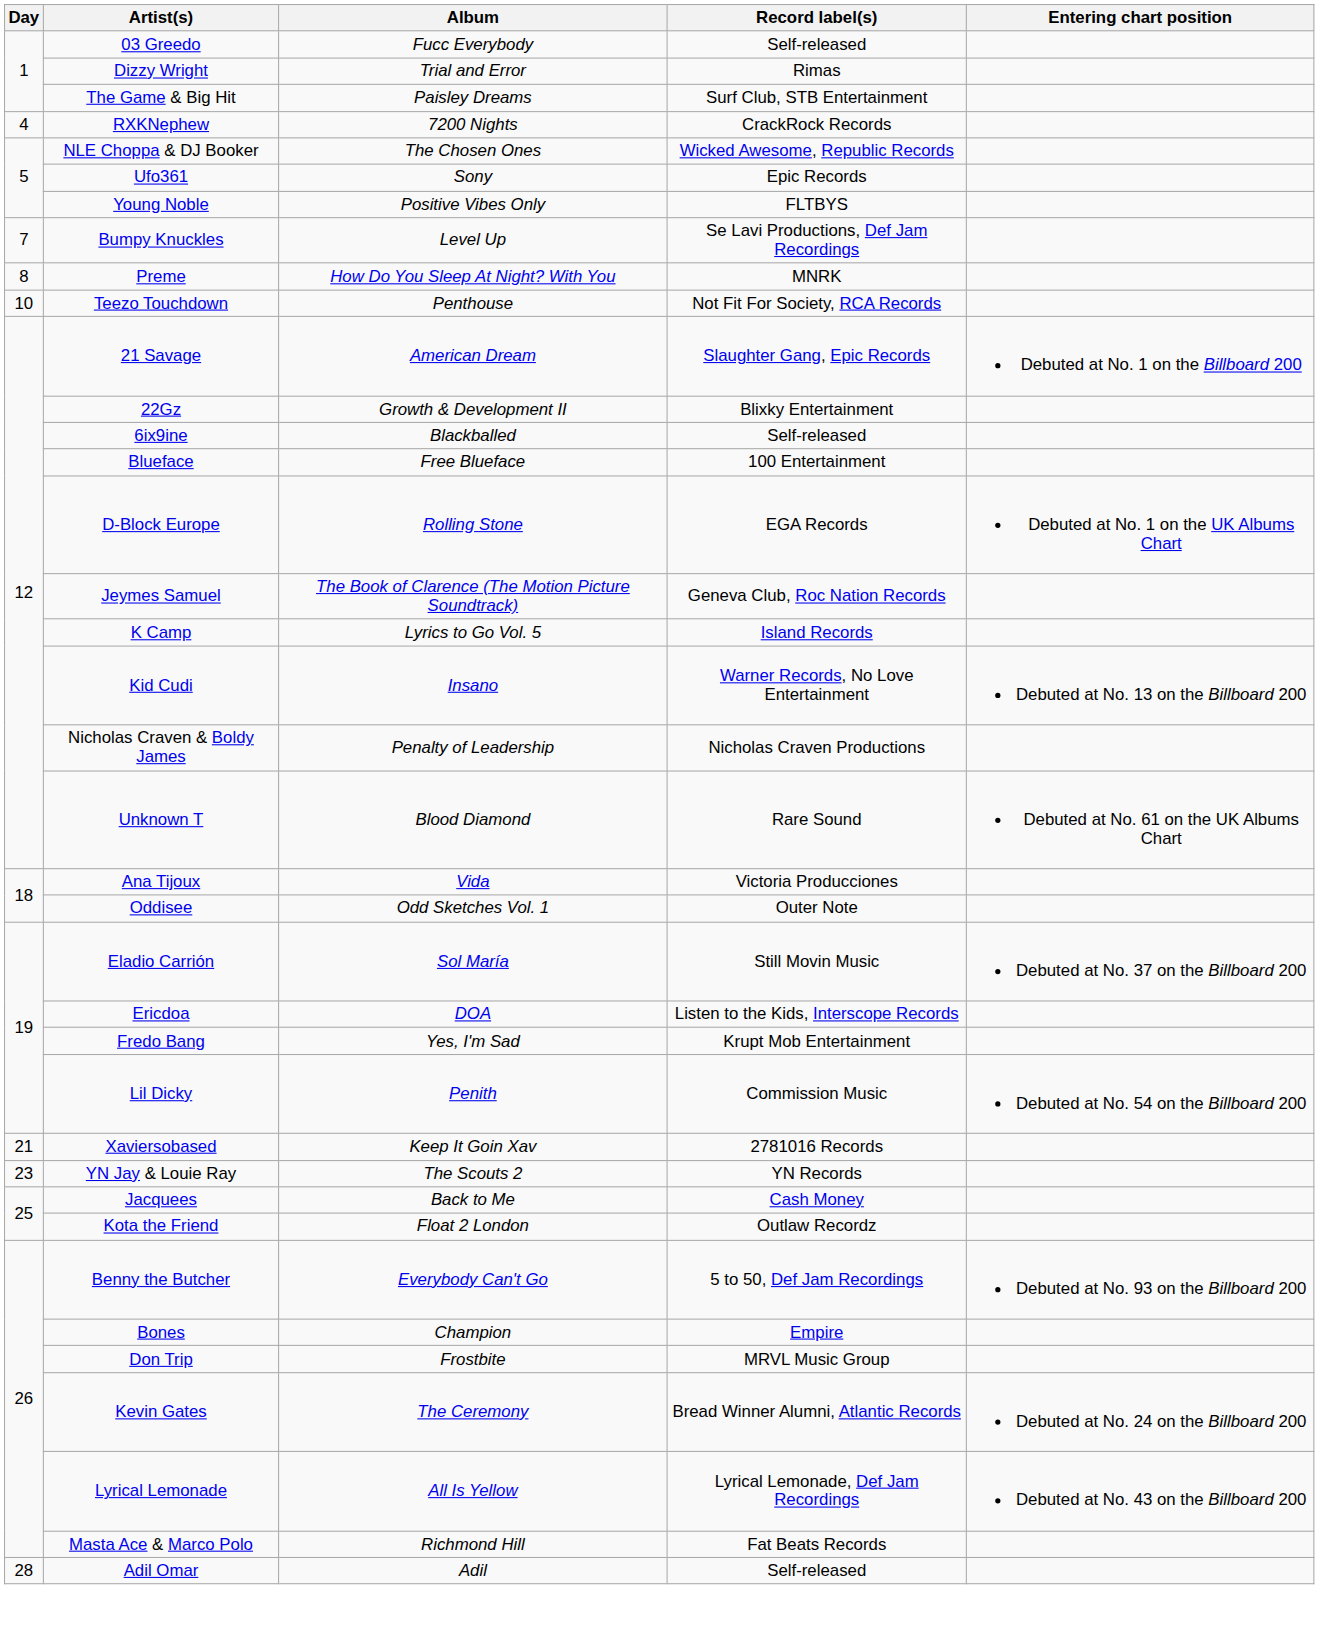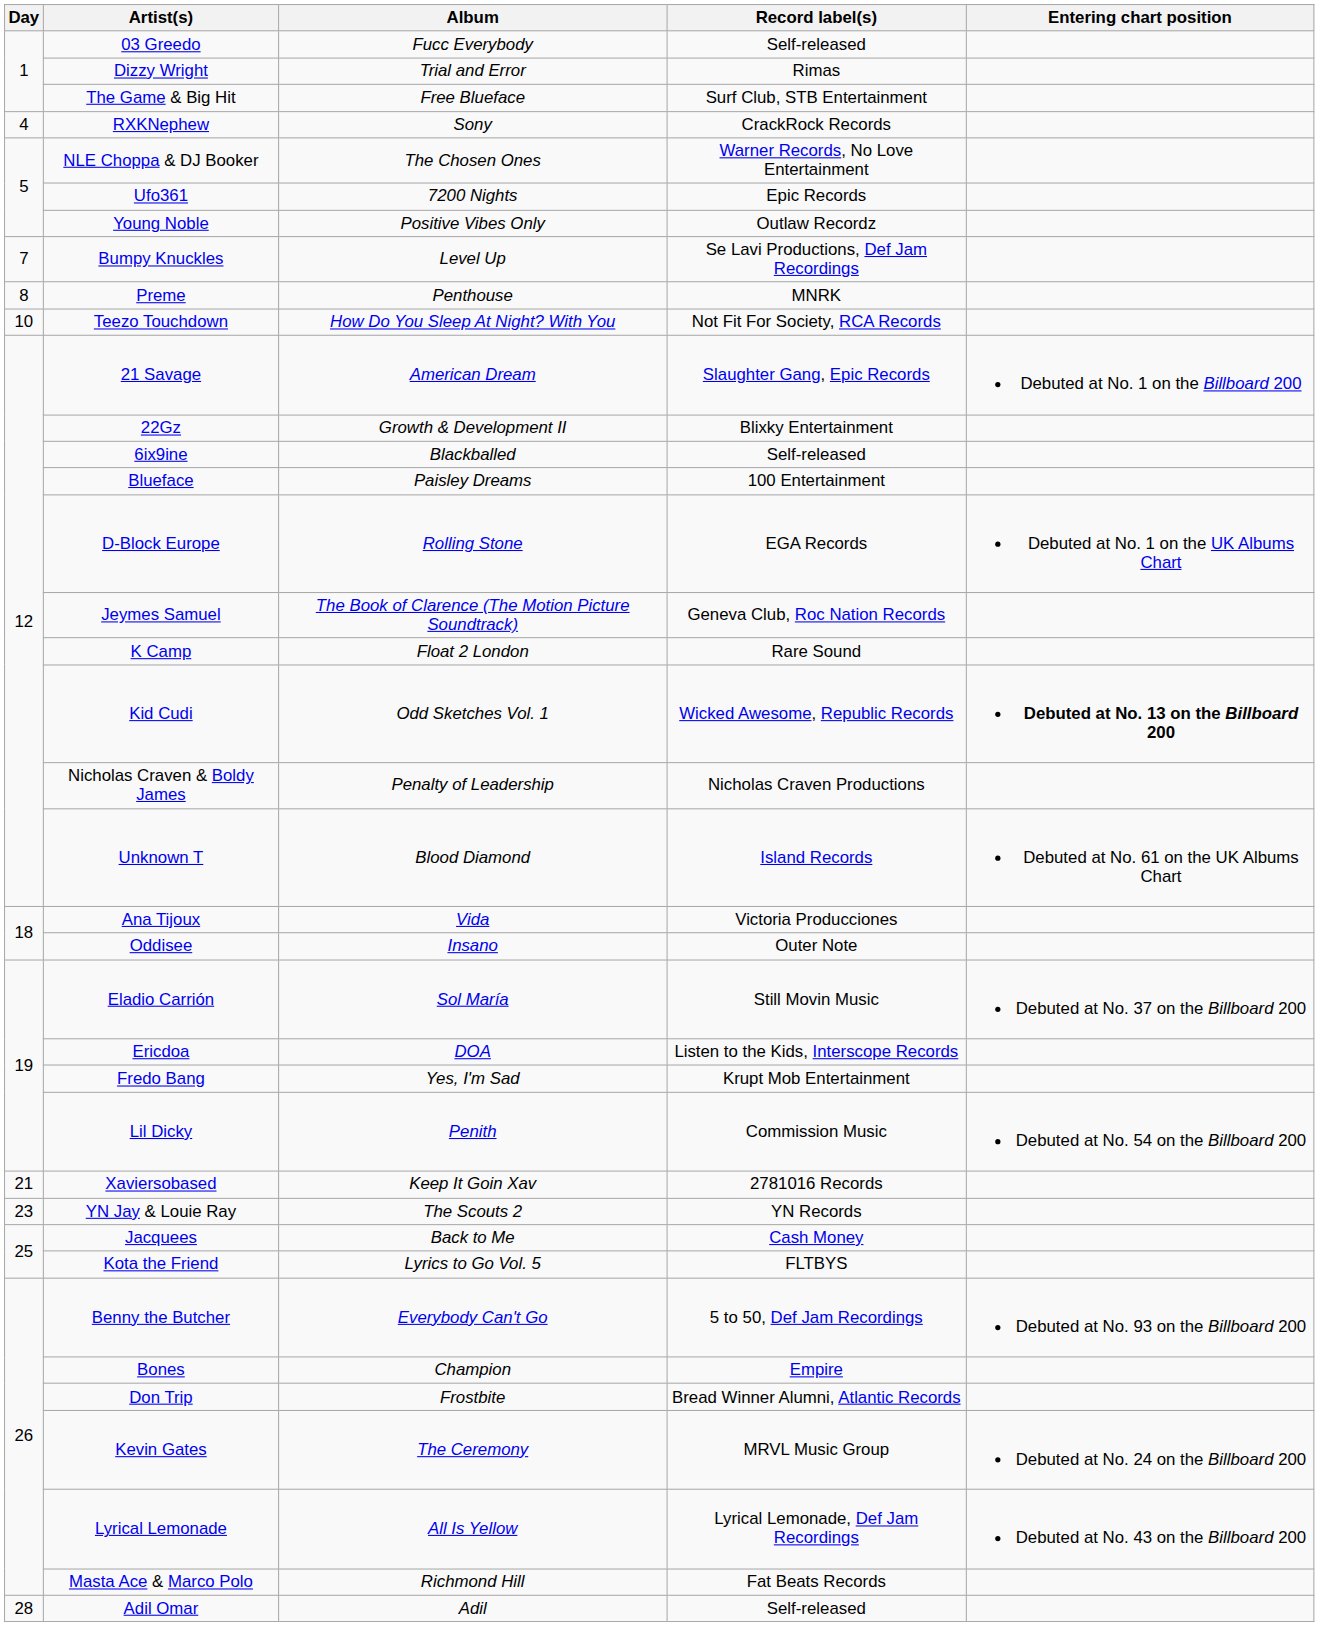(473, 97) Paisley Dreams -> (473, 97) Free Blueface
(473, 124) 7200 Nights -> (473, 124) Sony
(817, 151) Wicked Awesome, Republic Records -> (816, 160) Warner Records, No Love Entertainment
(473, 177) Sony -> (473, 196) 7200 Nights
(817, 204) FLTBYS -> (816, 223) Outlaw Recordz
(473, 276) How Do You Sleep At Night? With You -> (473, 295) Penthouse
(473, 303) Penthouse -> (473, 322) How Do You Sleep At Night? With You
(473, 462) Free Blueface -> (473, 481) Paisley Dreams
(473, 632) Lyrics to Go Vol. 5 -> (473, 651) Float 2 London
(817, 632) Island Records -> (816, 651) Rare Sound
(473, 685) Insano -> (473, 713) Odd Sketches Vol. 1
(817, 685) Warner Records, No Love Entertainment -> (816, 713) Wicked Awesome, Republic Records
(1140, 695) normal -> (1140, 723) bold
(817, 819) Rare Sound -> (816, 857) Island Records
(473, 908) Odd Sketches Vol. 1 -> (473, 946) Insano
(473, 1226) Float 2 London -> (473, 1264) Lyrics to Go Vol. 5
(817, 1226) Outlaw Recordz -> (816, 1264) FLTBYS
(817, 1359) MRVL Music Group -> (816, 1396) Bread Winner Alumni, Atlantic Records
(817, 1411) Bread Winner Alumni, Atlantic Records -> (816, 1449) MRVL Music Group
